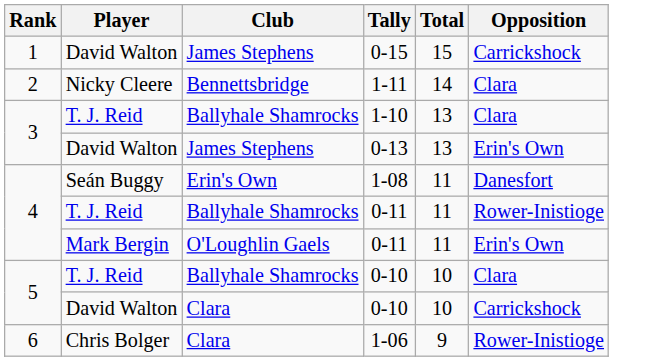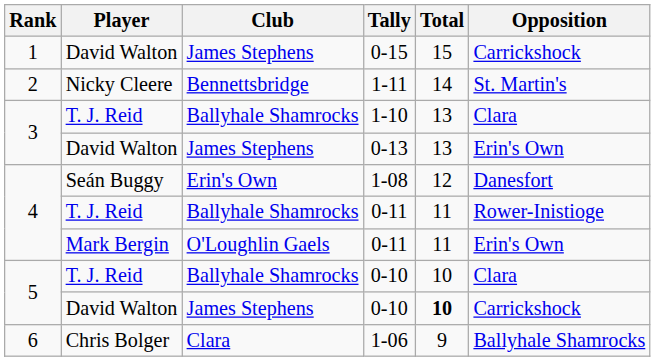(495, 84) Clara -> (520, 84) St. Martin's
(442, 180) 11 -> (442, 180) 12
(208, 308) Clara -> (250, 308) James Stephens
(442, 308) normal -> (442, 308) bold
(539, 340) Rower-Inistioge -> (559, 340) Ballyhale Shamrocks
